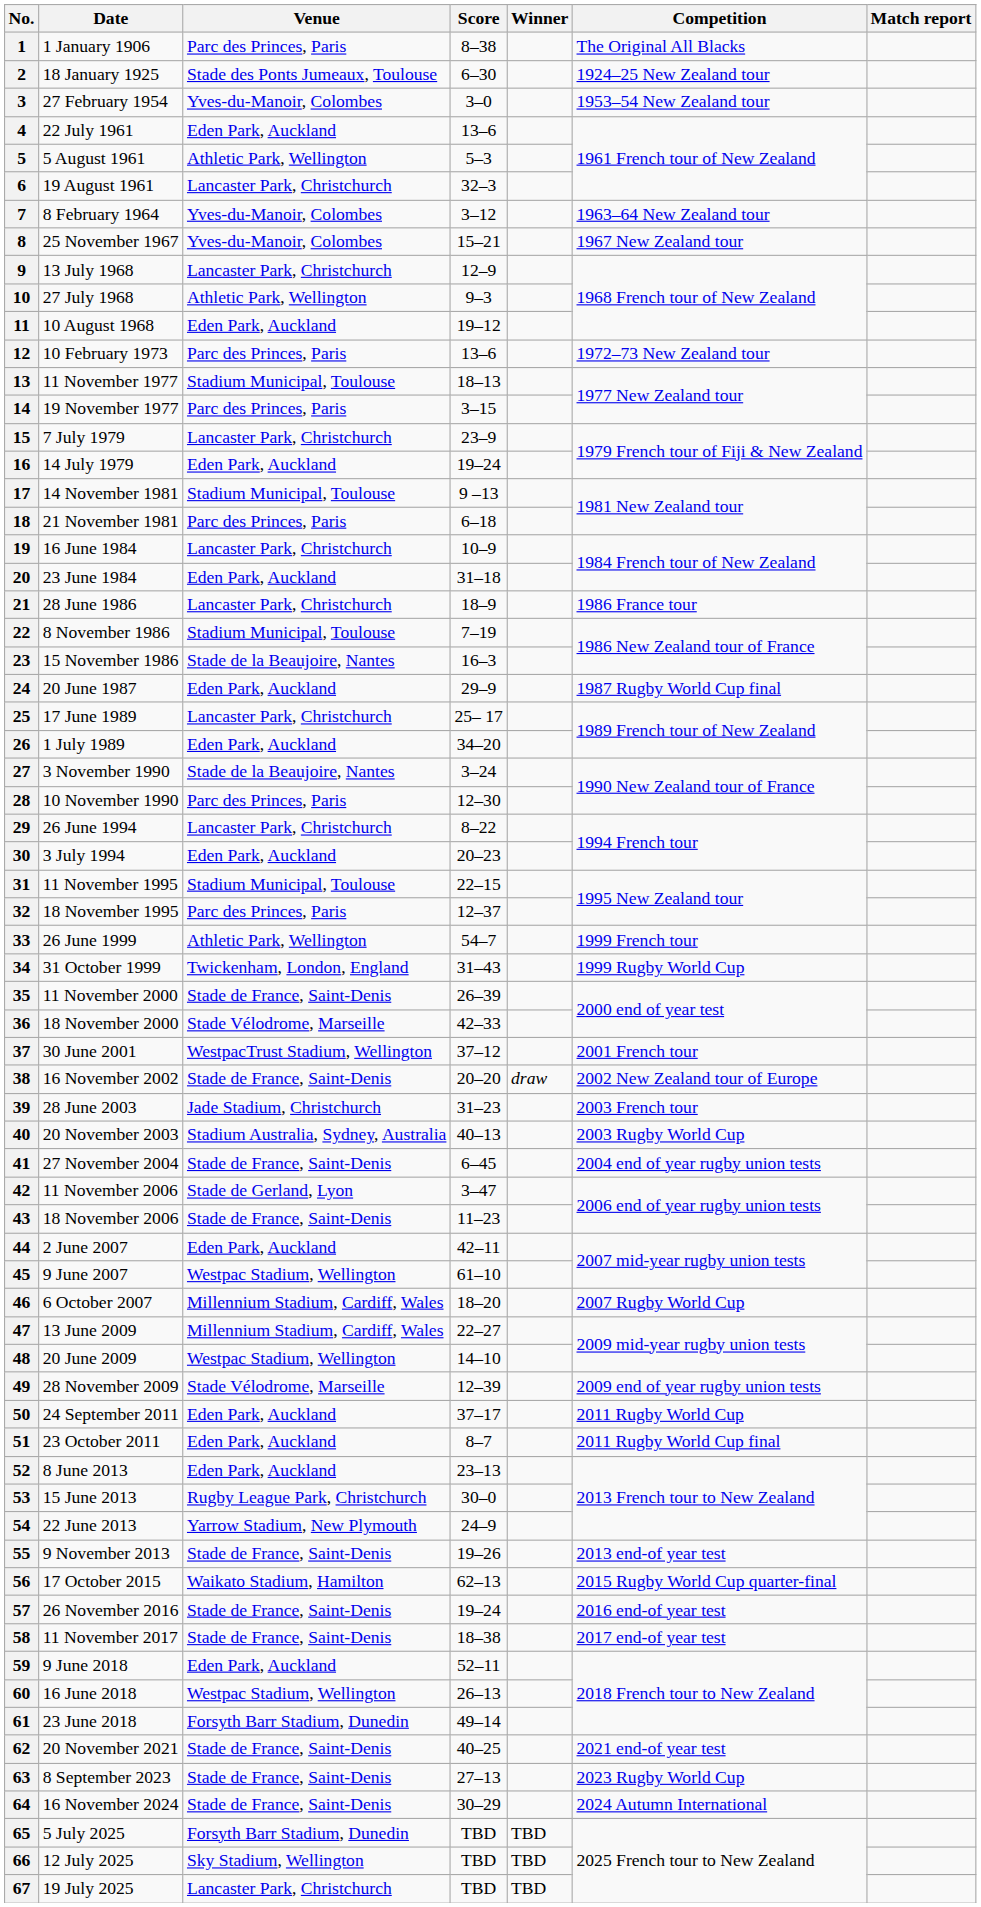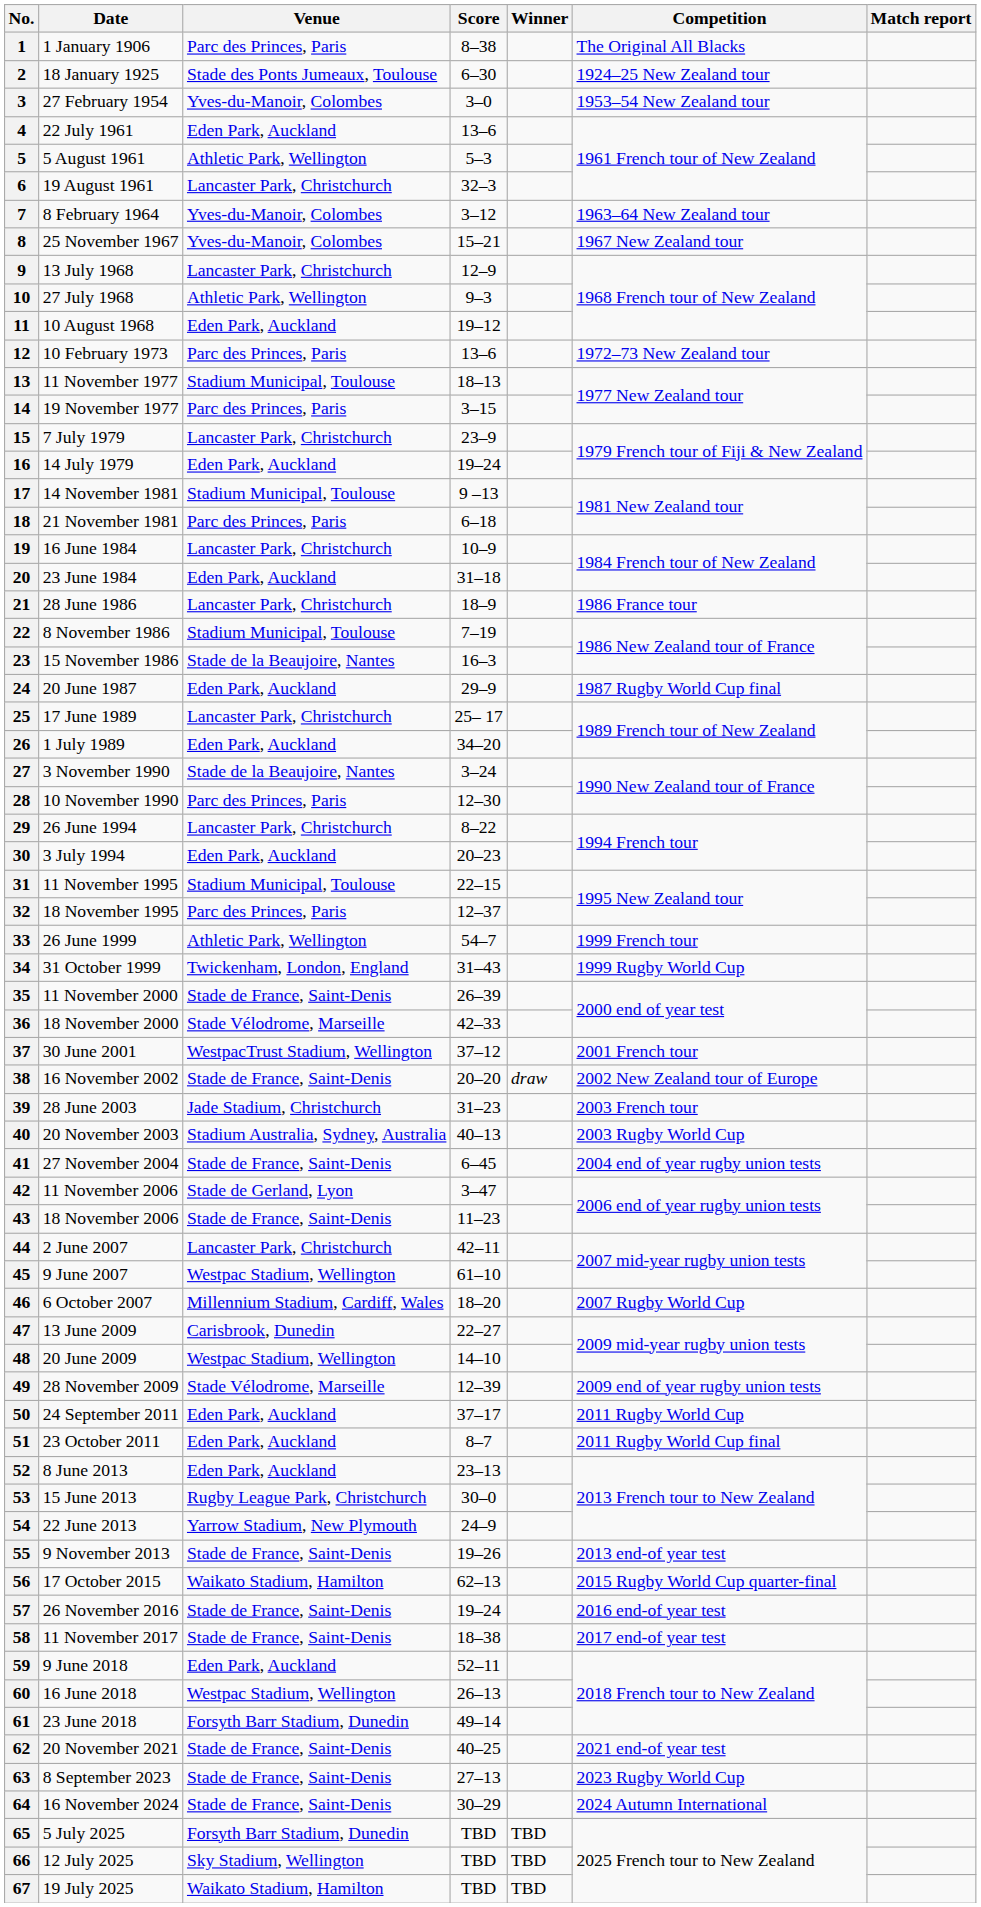(262, 1246) Eden Park, Auckland -> (289, 1246) Lancaster Park, Christchurch
(315, 1330) Millennium Stadium, Cardiff, Wales -> (261, 1330) Carisbrook, Dunedin
(289, 1888) Lancaster Park, Christchurch -> (285, 1888) Waikato Stadium, Hamilton
